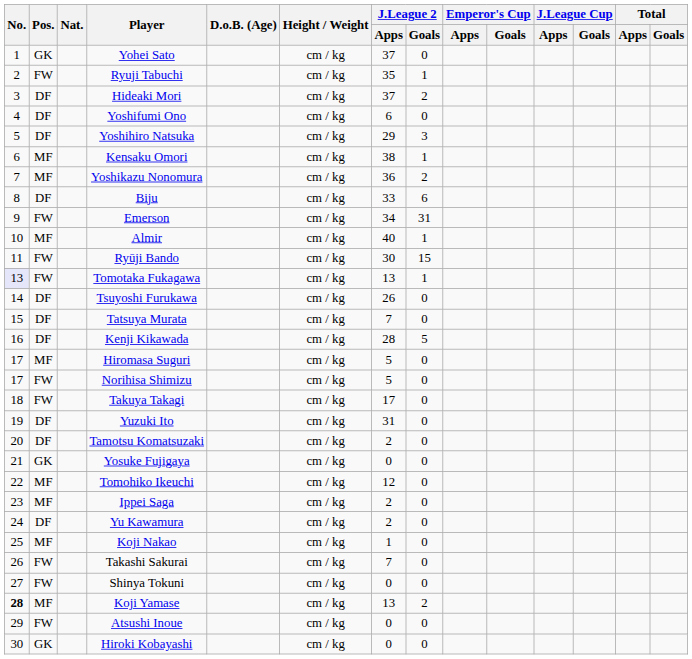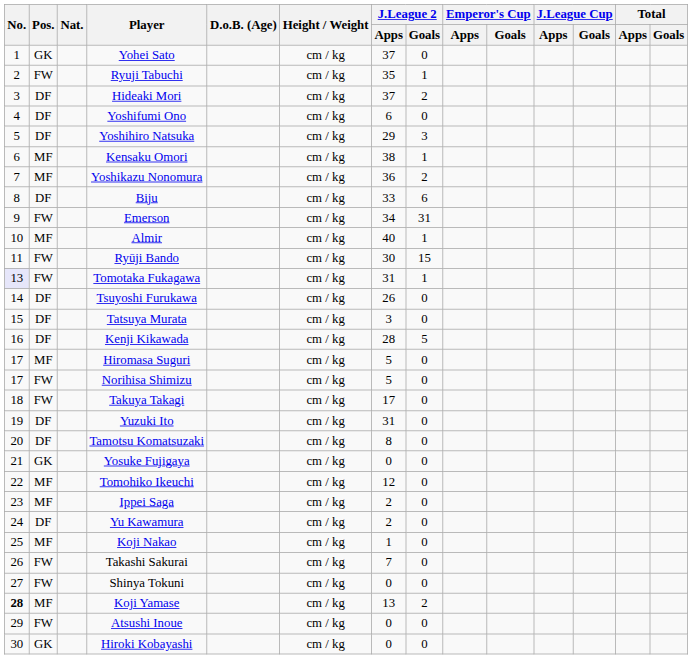(389, 278) 13 -> (389, 278) 31
(389, 319) 7 -> (389, 319) 3
(389, 440) 2 -> (389, 440) 8
